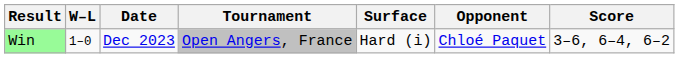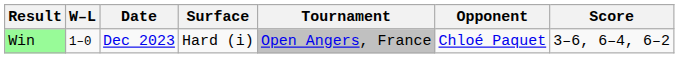columns swapped: (267, 17) <-> (396, 17)
